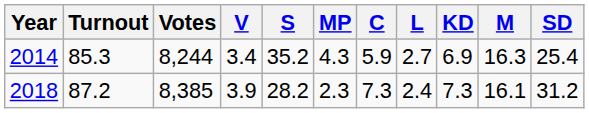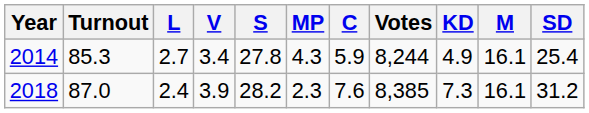columns swapped: (187, 22) <-> (417, 22)
(288, 57) 35.2 -> (260, 57) 27.8
(457, 57) 6.9 -> (457, 57) 4.9
(505, 57) 16.3 -> (505, 57) 16.1
(89, 91) 87.2 -> (89, 91) 87.0
(377, 91) 7.3 -> (349, 91) 7.6
